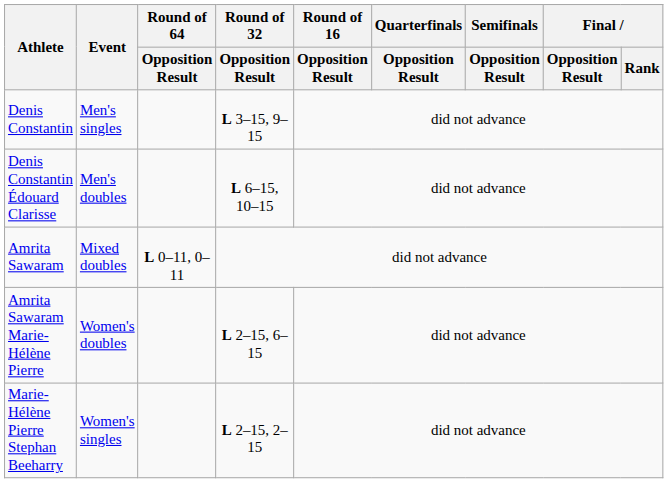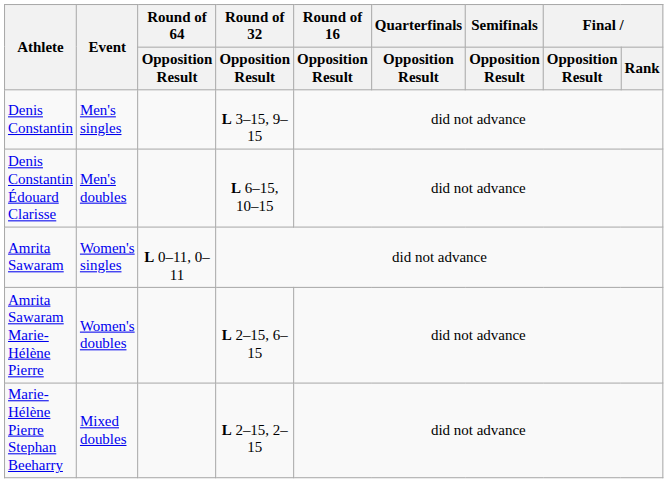(103, 257) Mixed doubles -> (107, 257) Women's singles
(107, 430) Women's singles -> (103, 430) Mixed doubles
